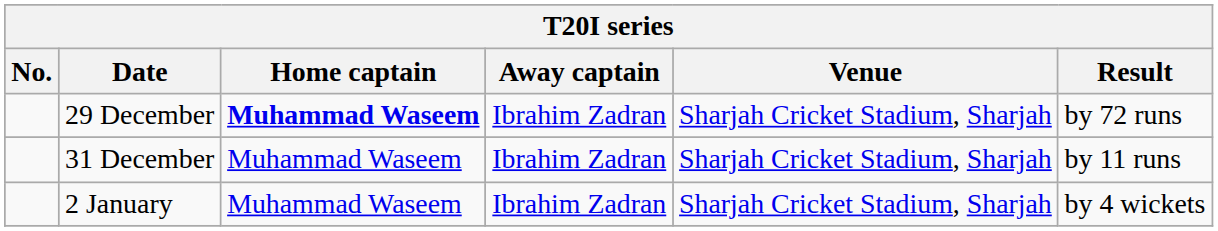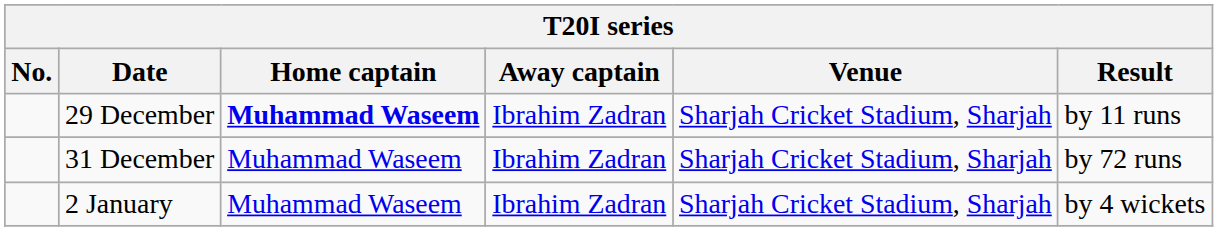(1123, 114) by 72 runs -> (1123, 114) by 11 runs
(1123, 159) by 11 runs -> (1123, 159) by 72 runs
